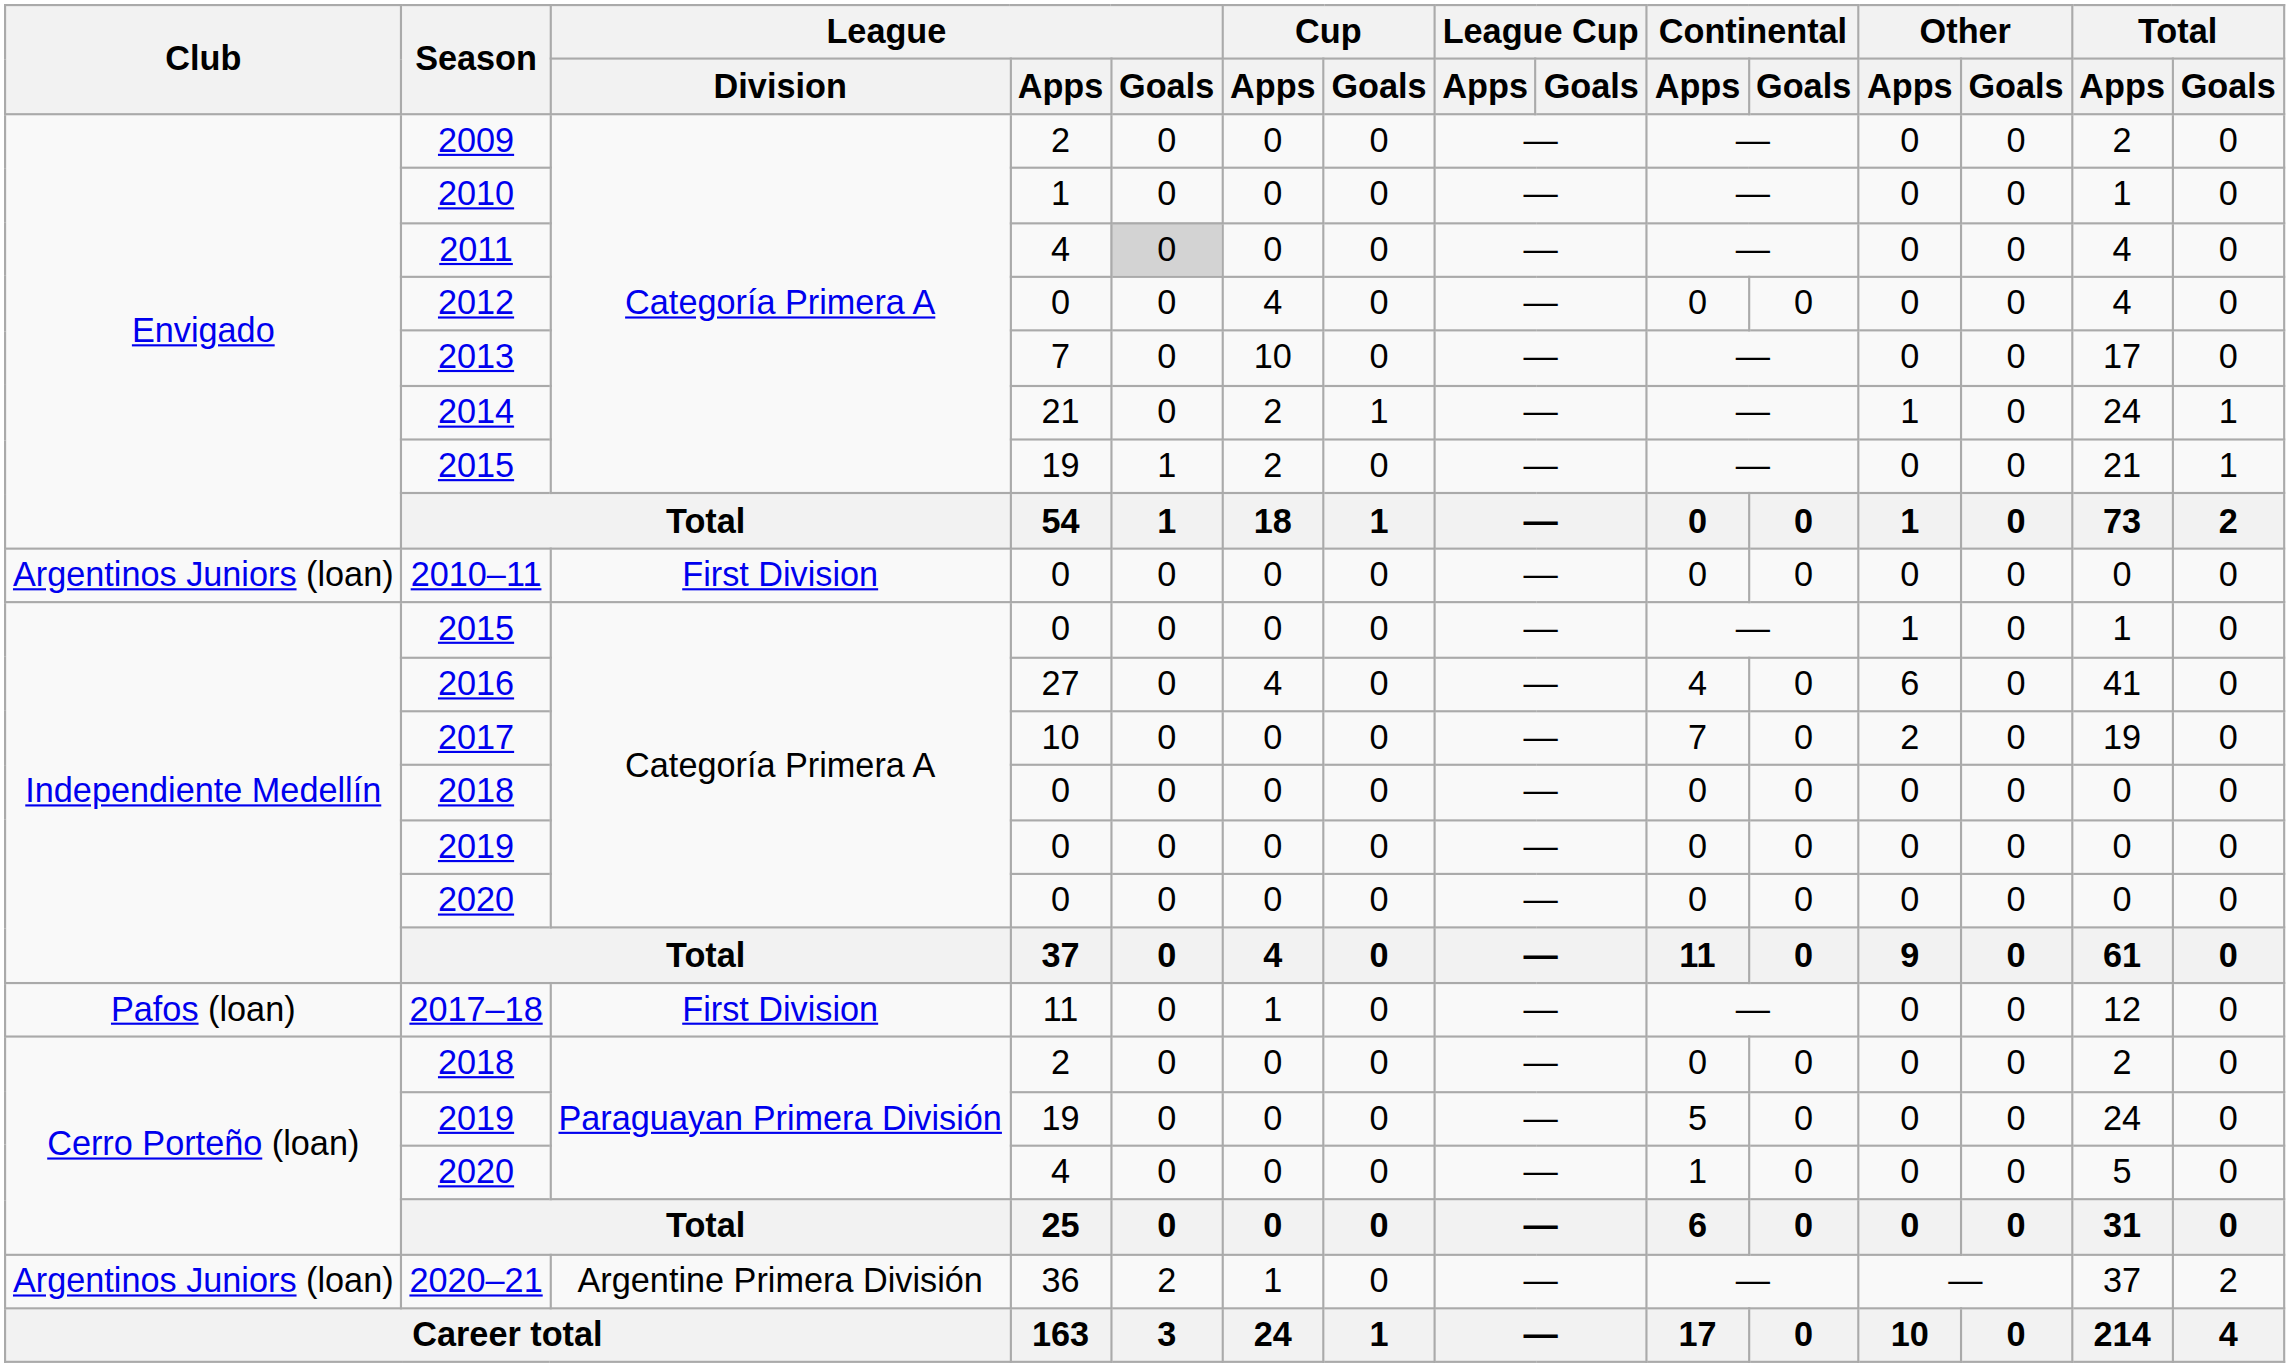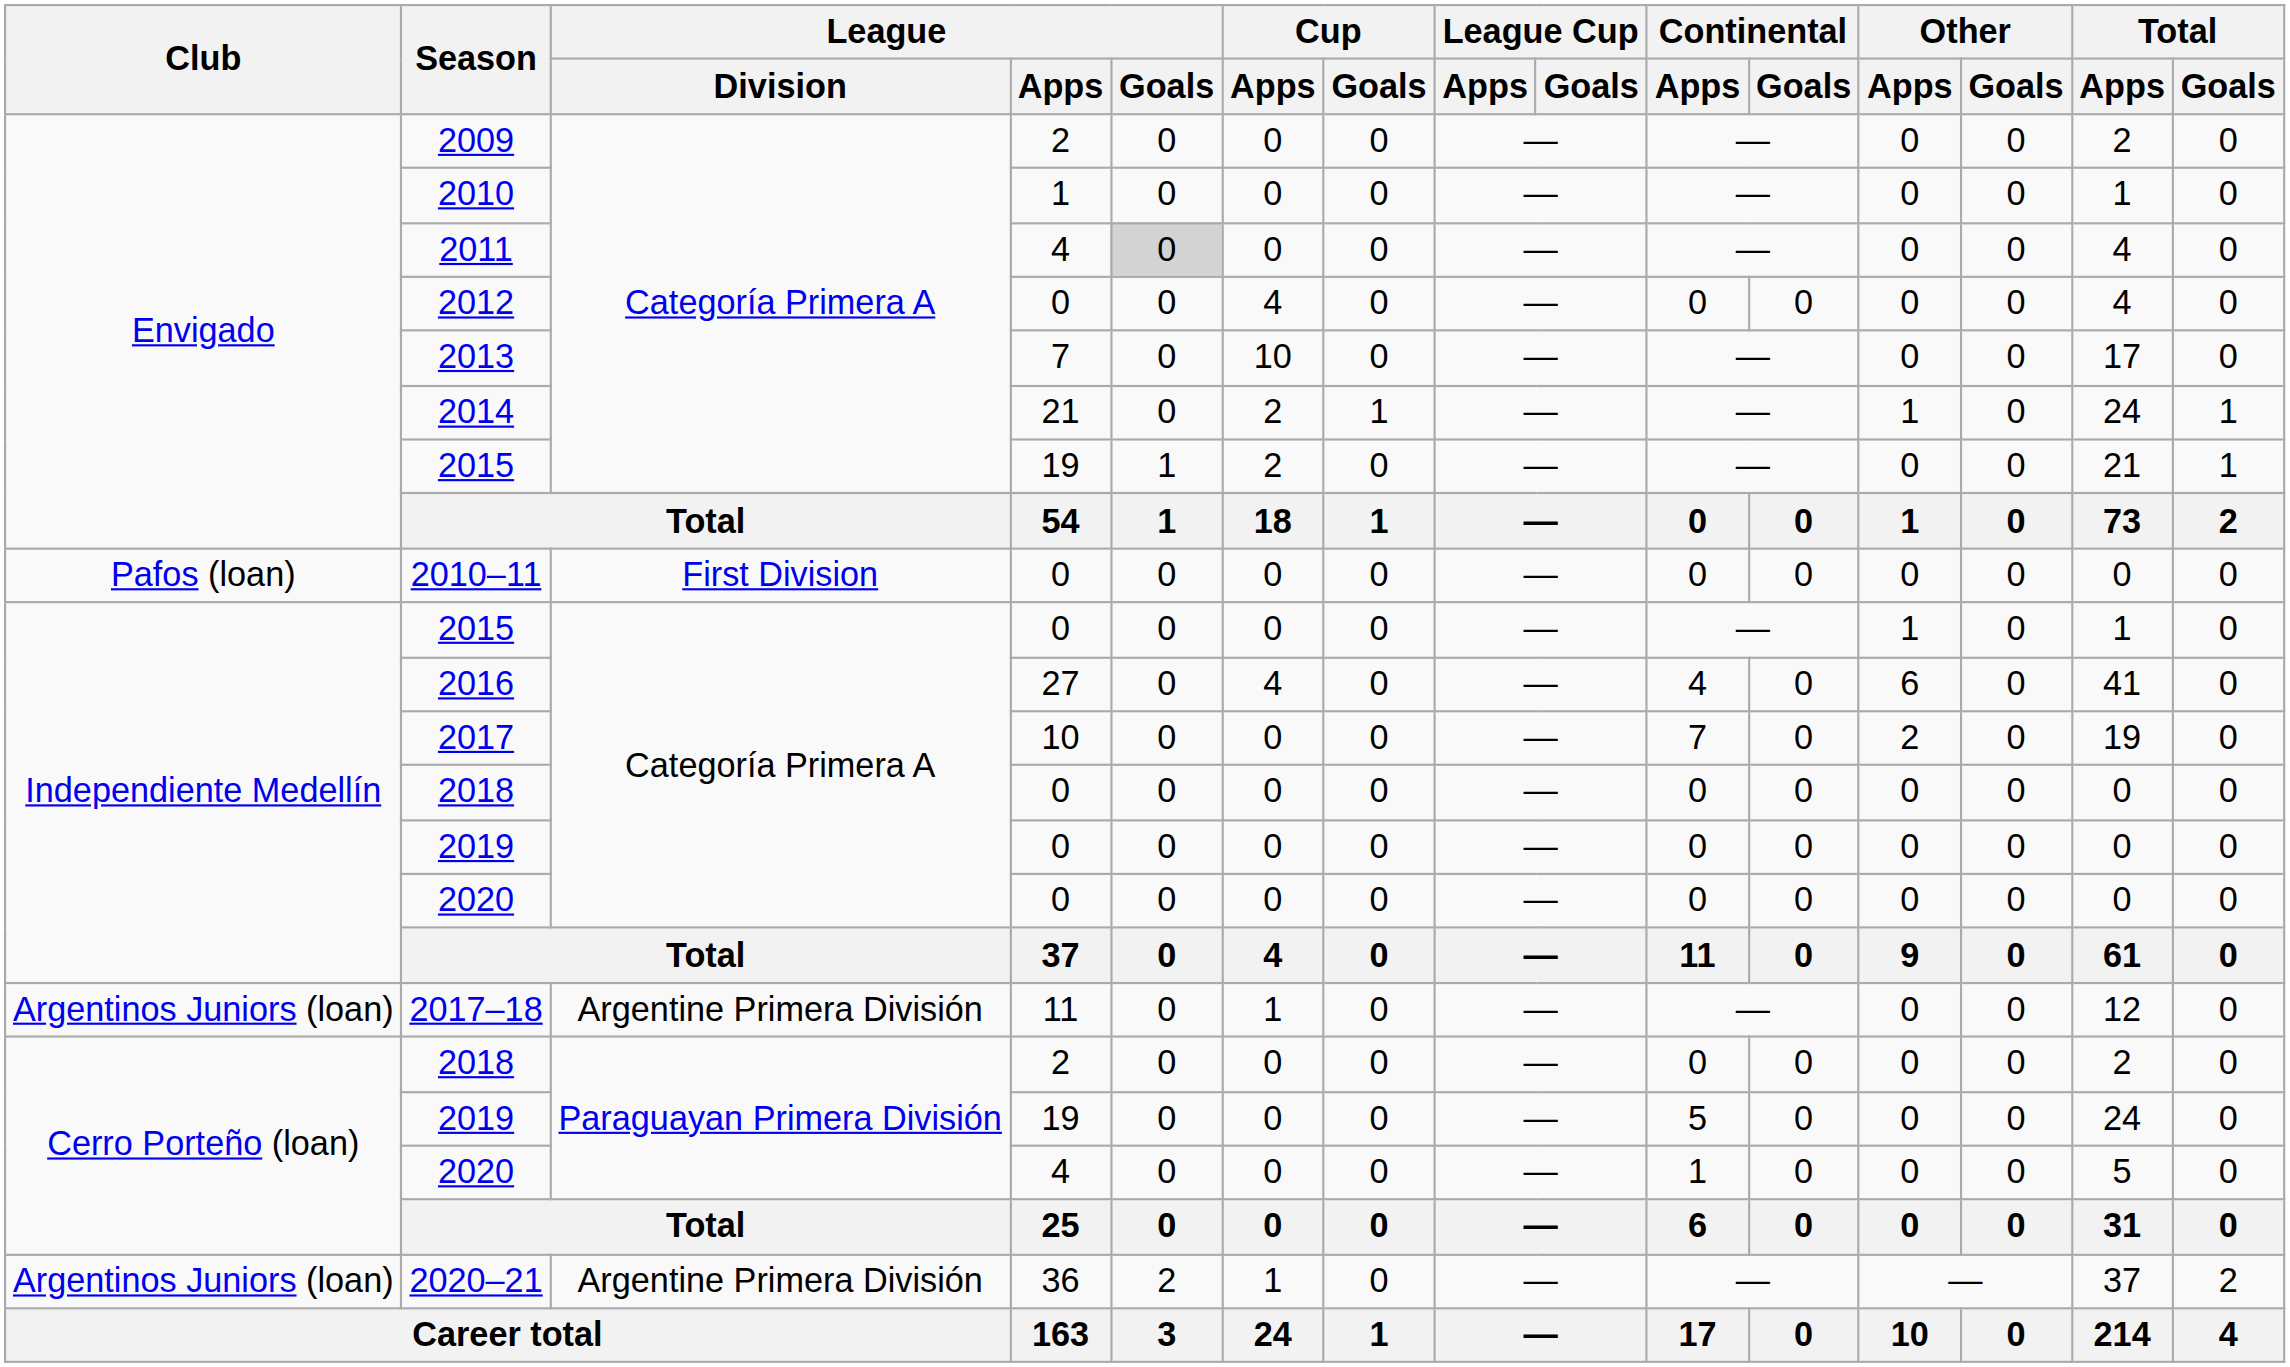(203, 574) Argentinos Juniors (loan) -> (203, 574) Pafos (loan)
(203, 1009) Pafos (loan) -> (203, 1009) Argentinos Juniors (loan)
(780, 1009) First Division -> (780, 1009) Argentine Primera División
